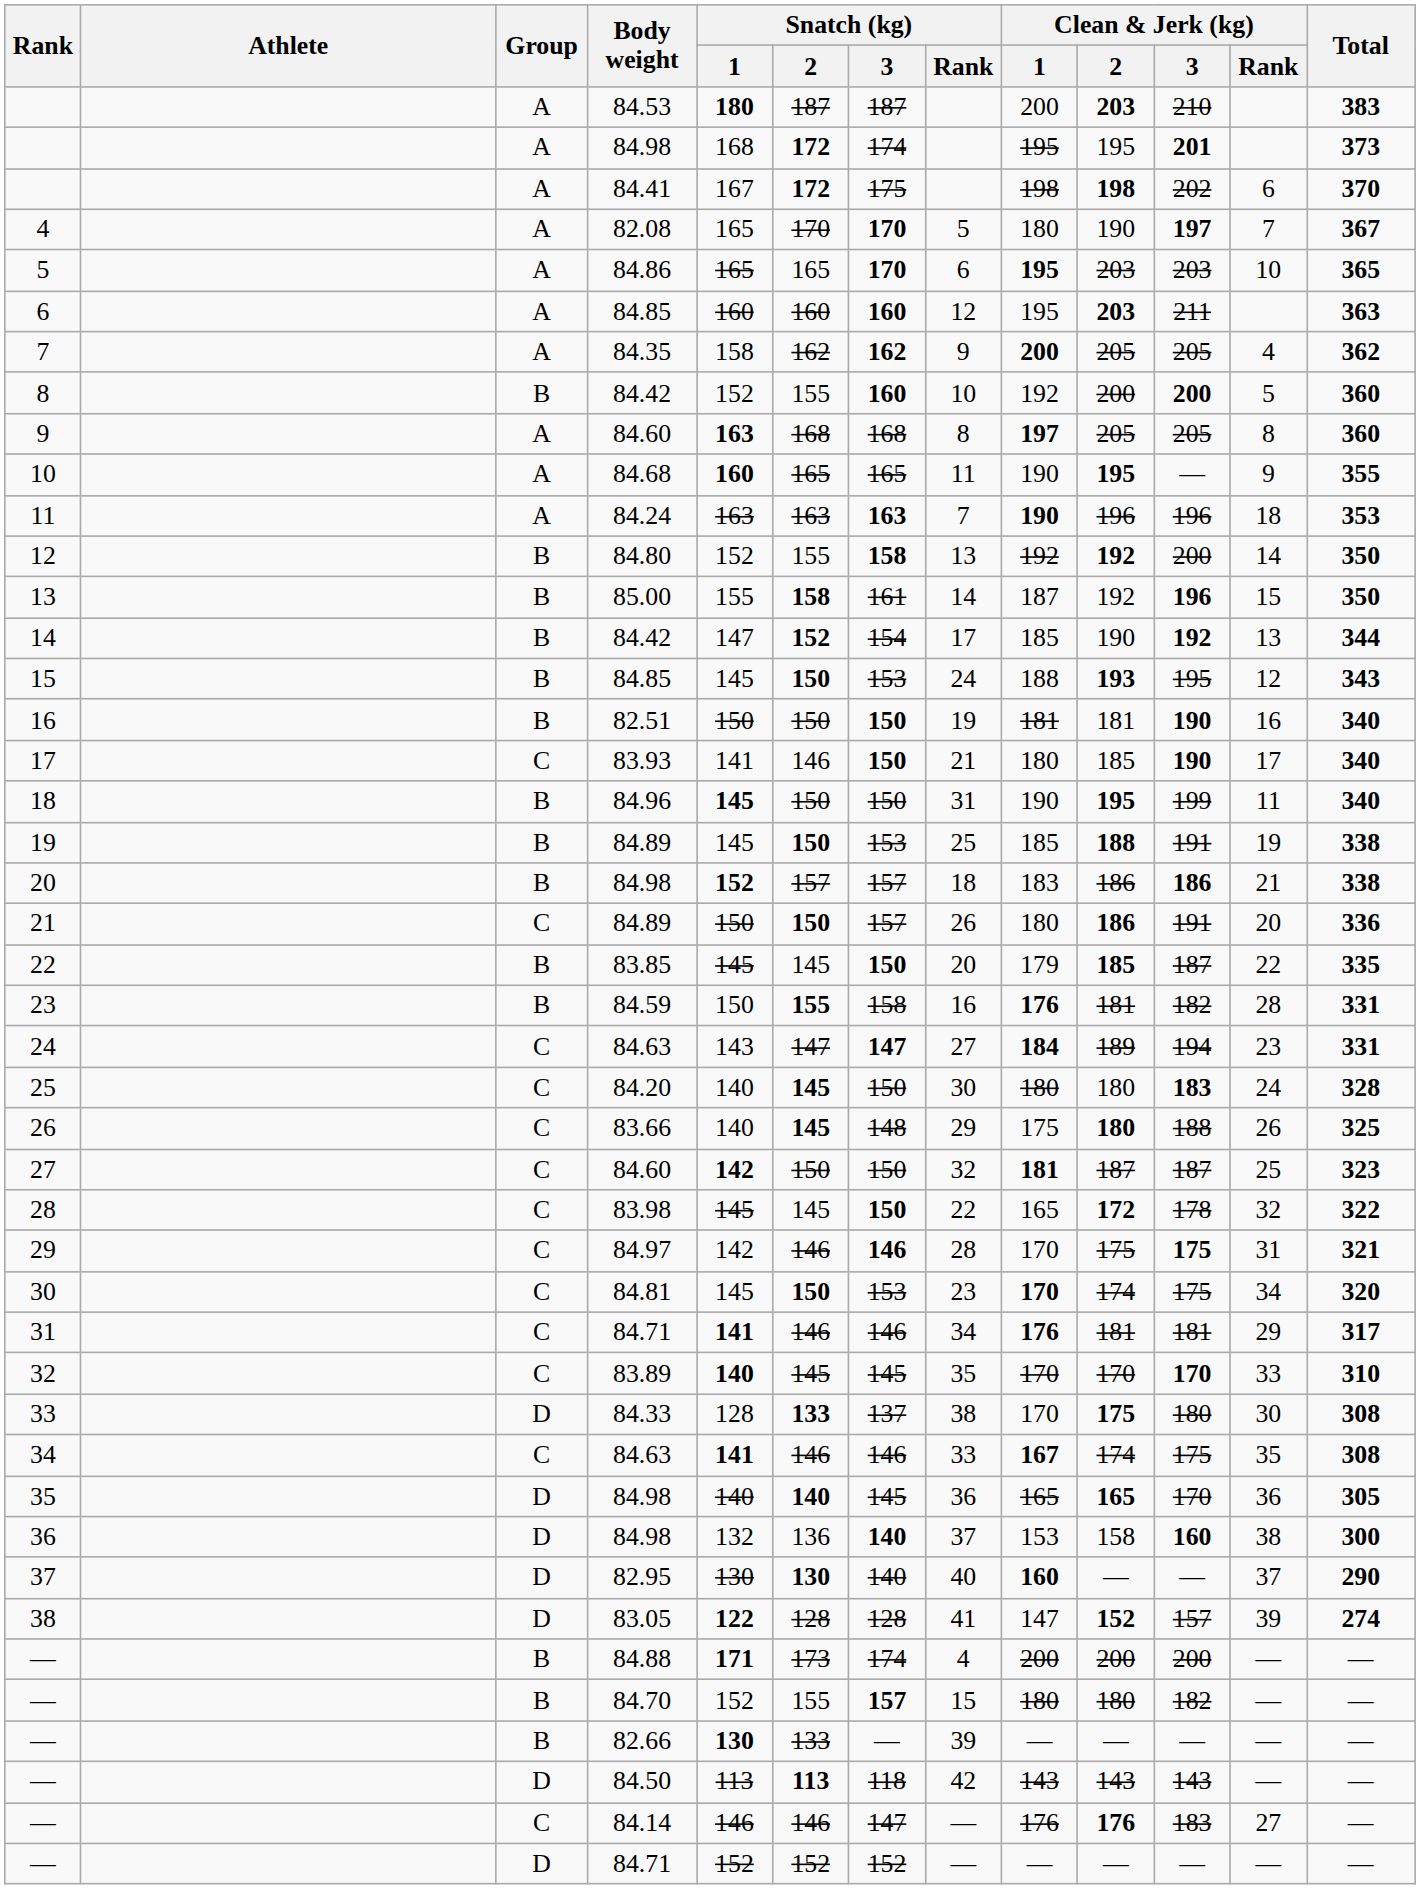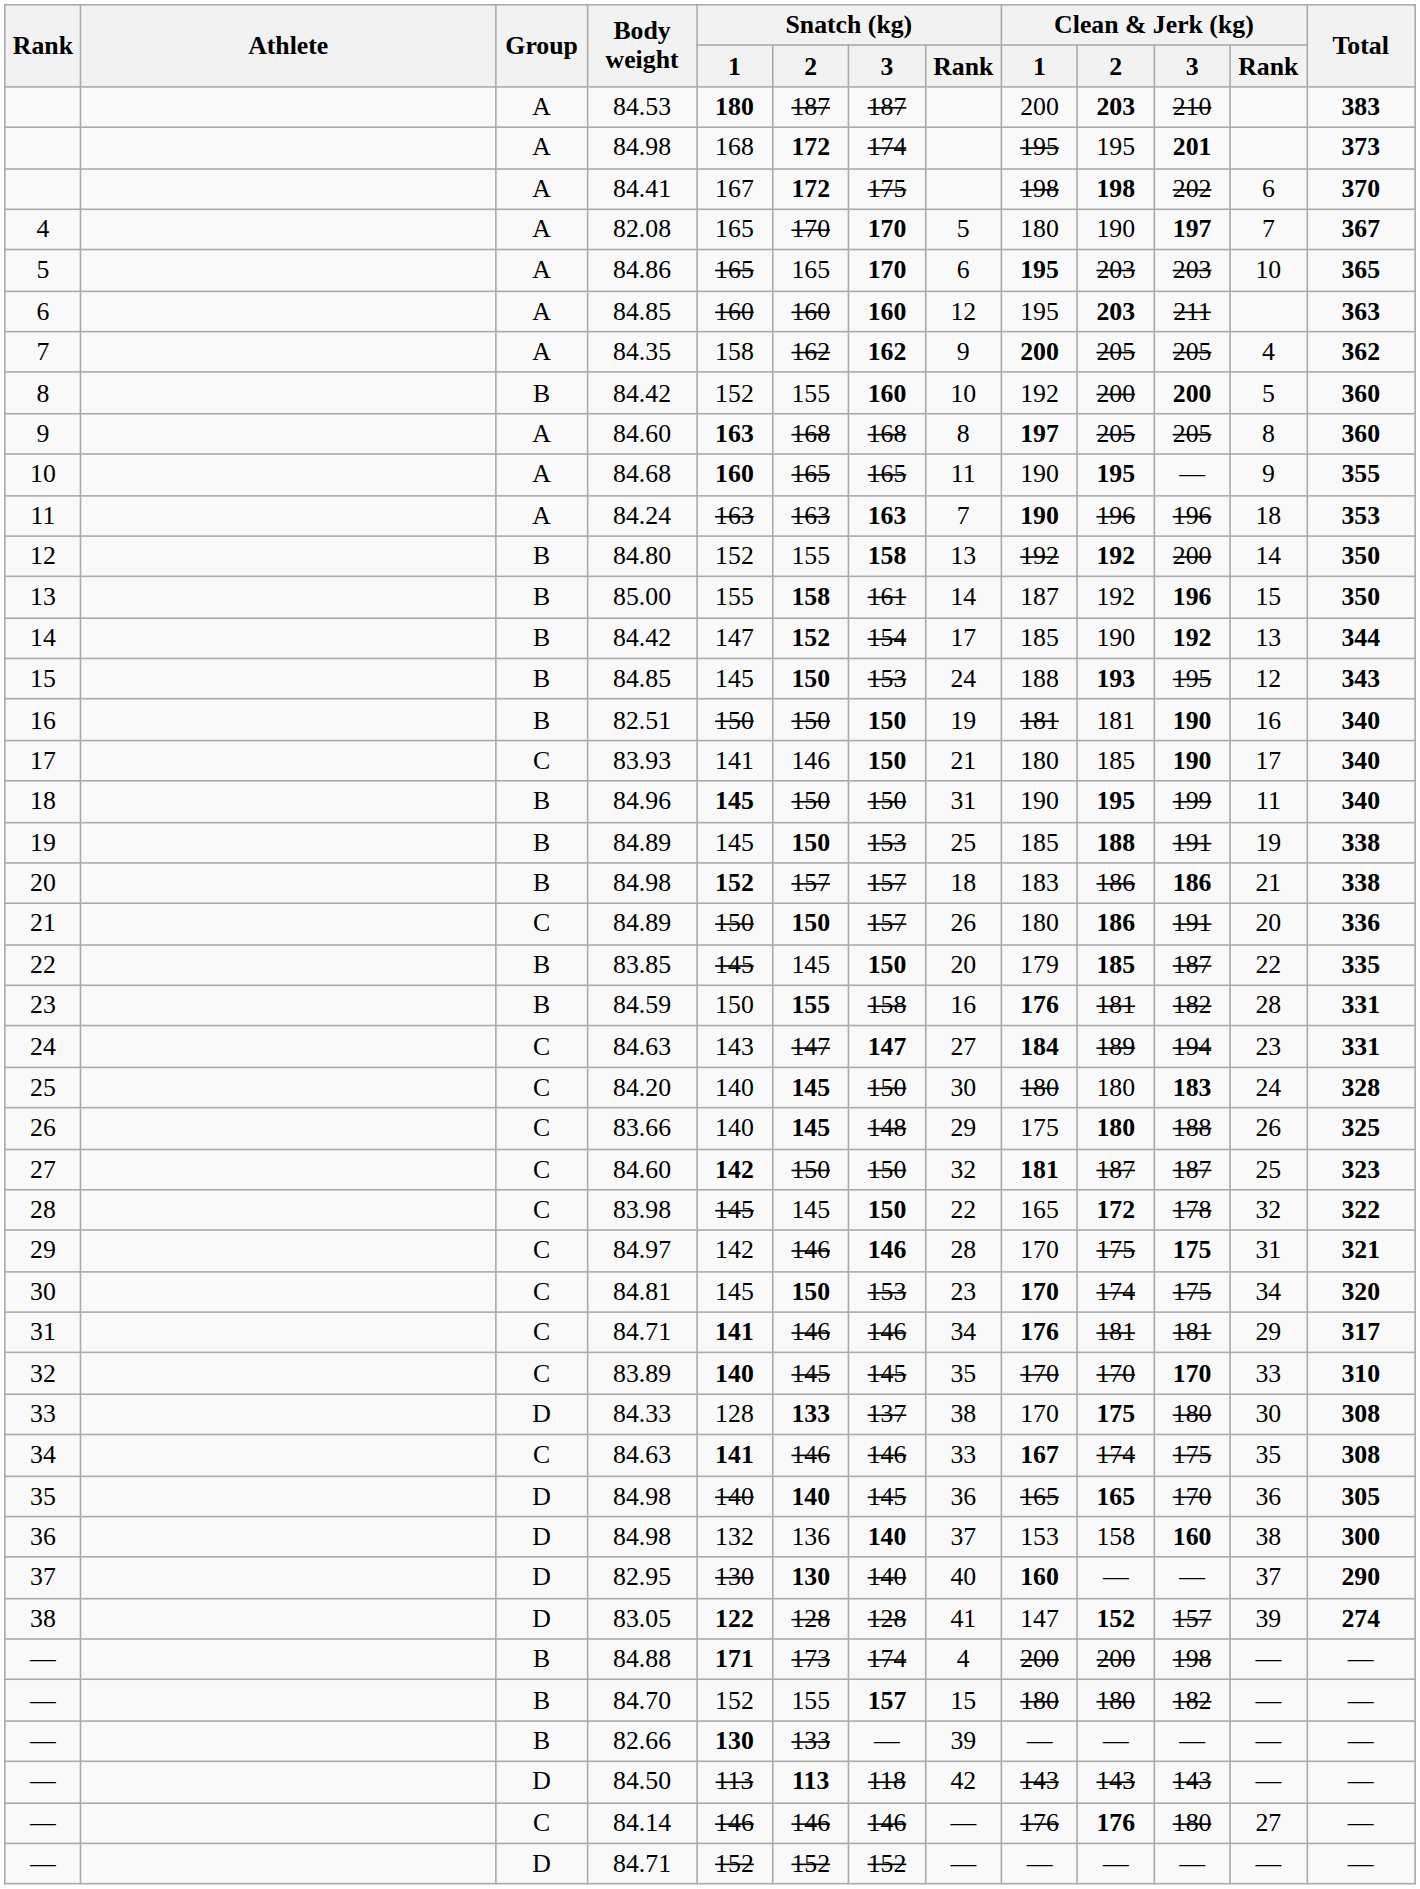(1192, 1659) 200 -> (1192, 1659) 198
(887, 1822) 147 -> (887, 1822) 146
(1192, 1822) 183 -> (1192, 1822) 180
